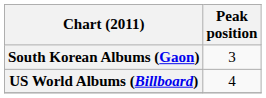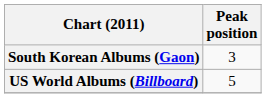(232, 81) 4 -> (232, 81) 5
